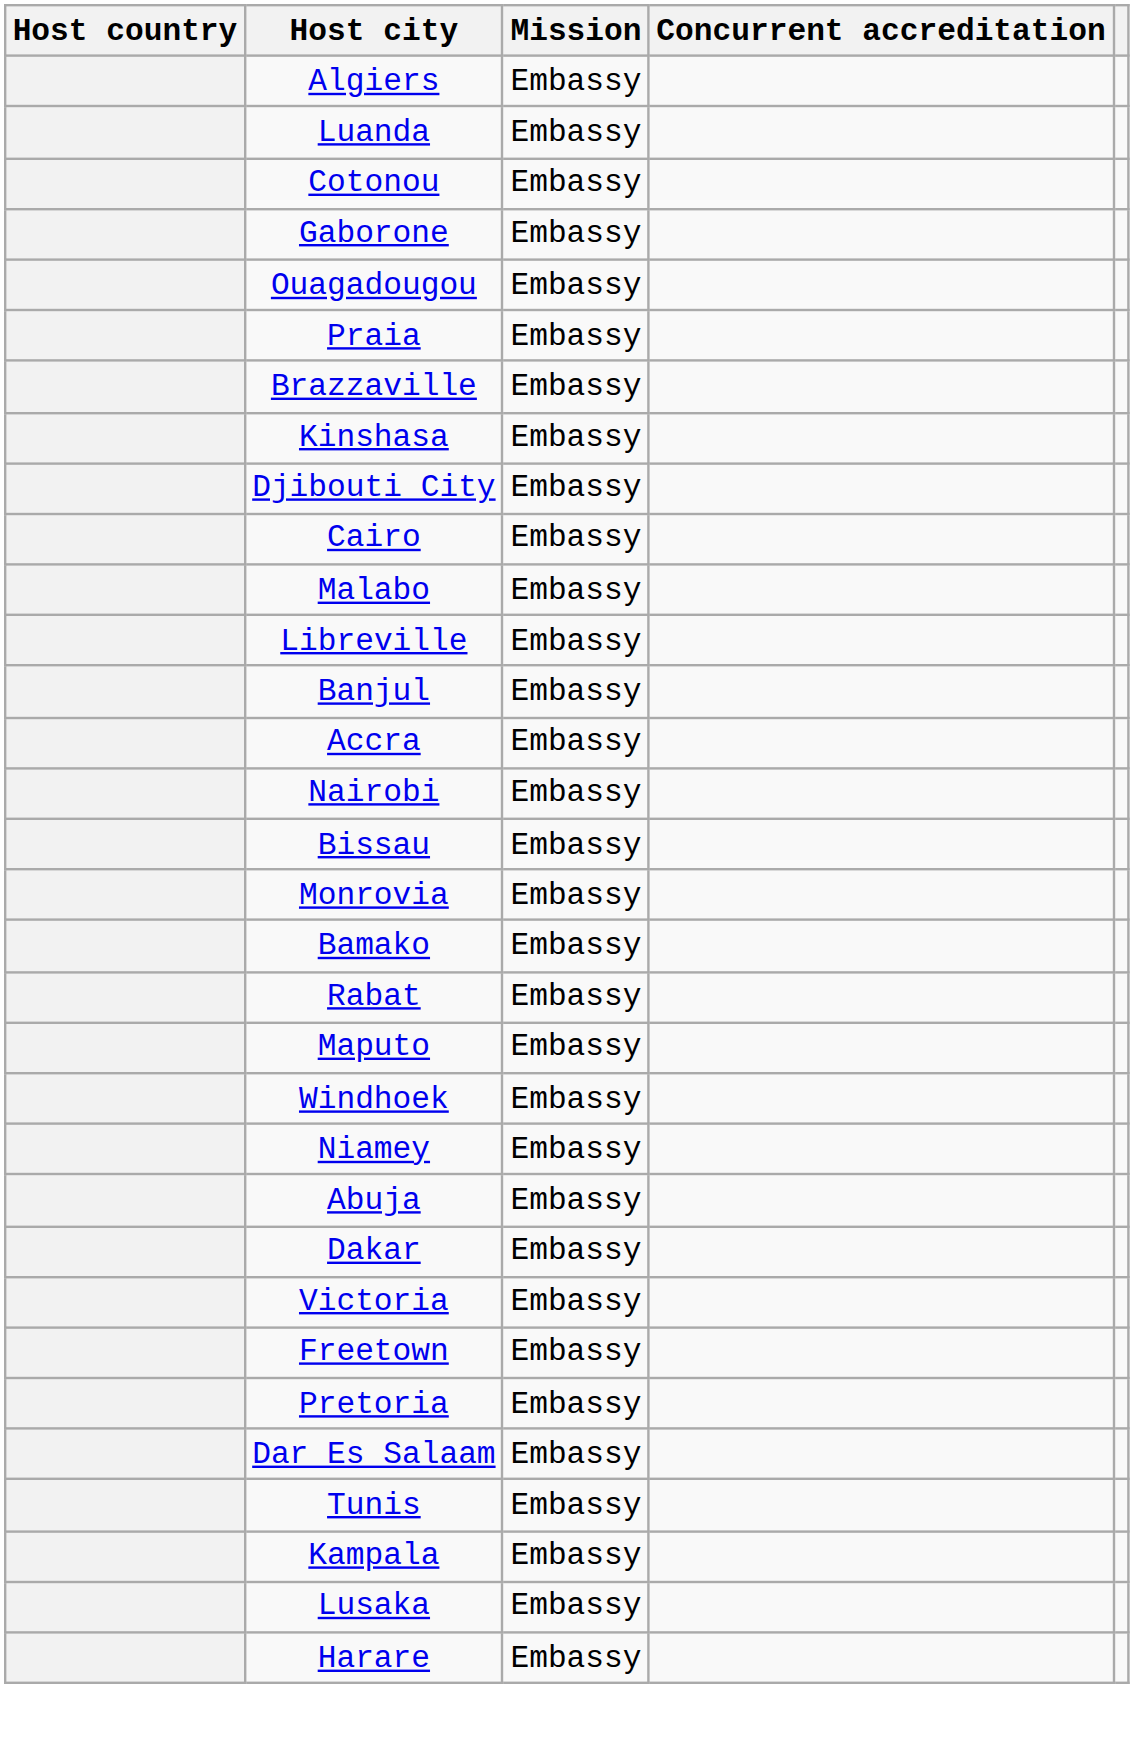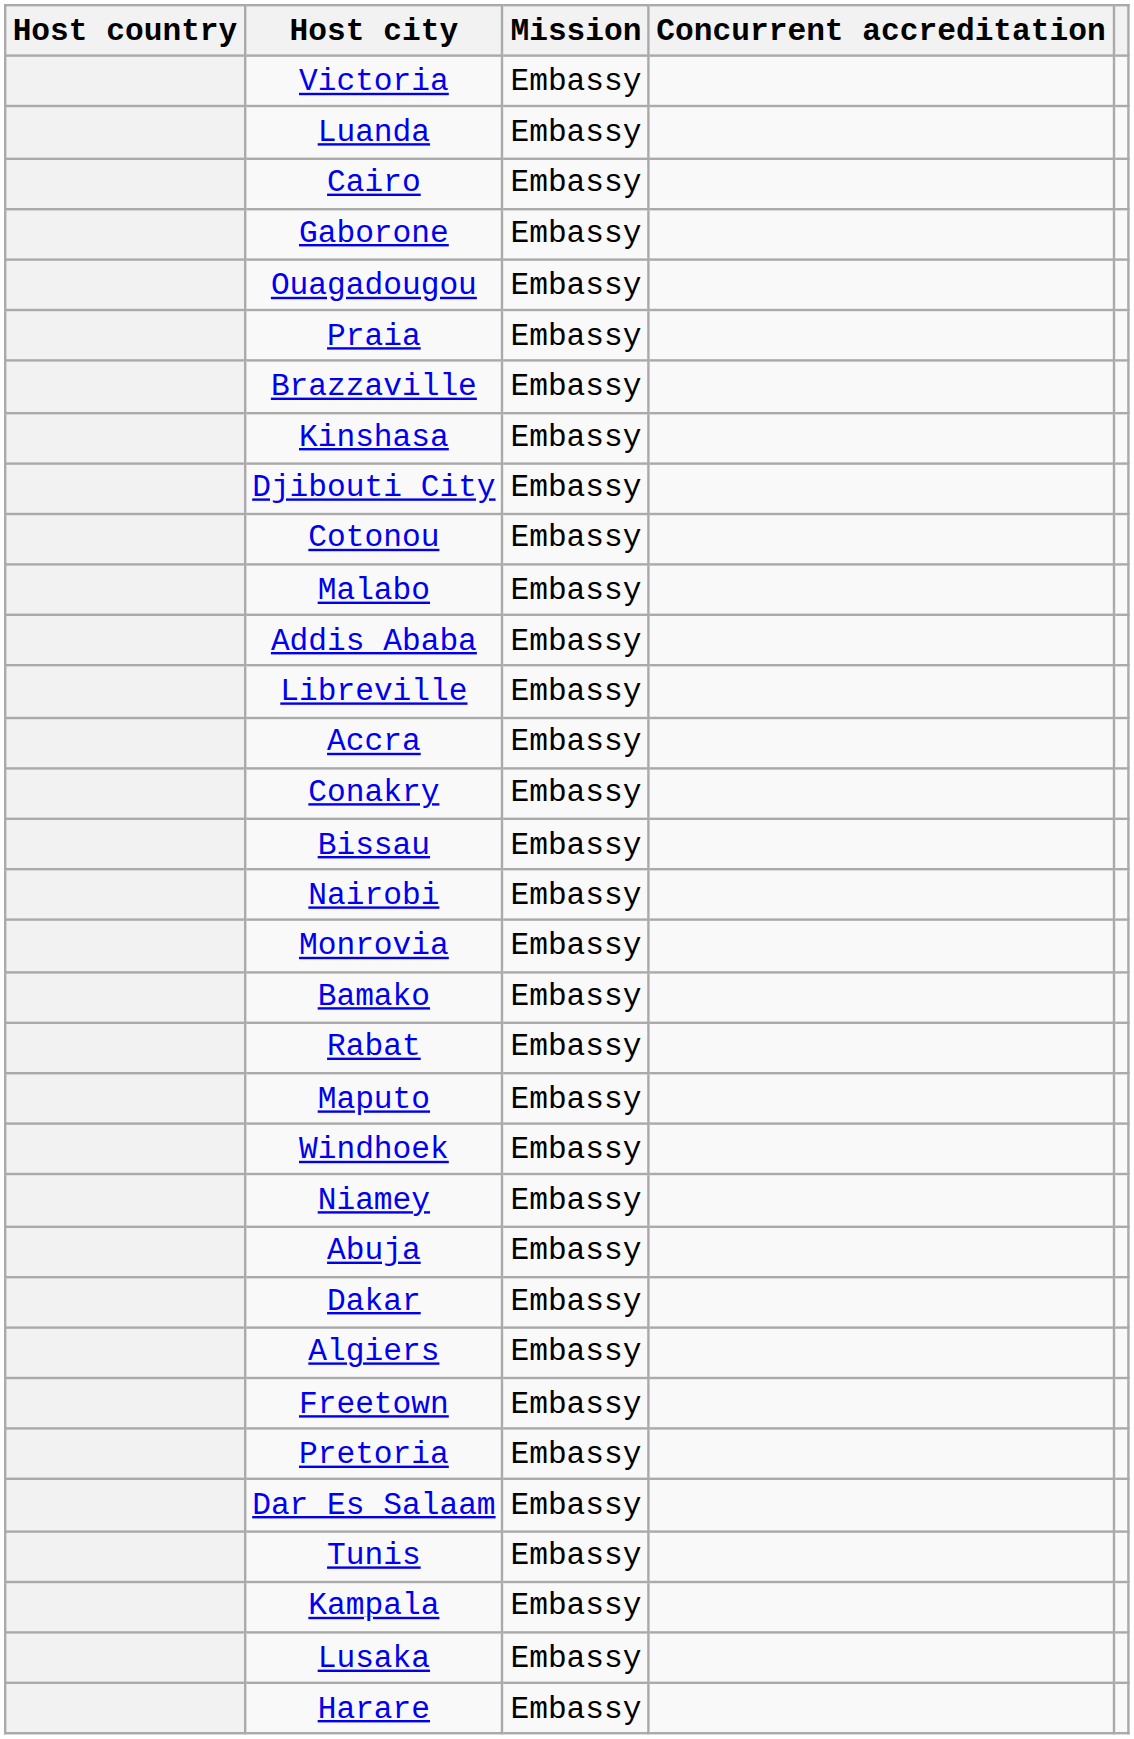rows swapped: (374, 81) <-> (374, 1302)
rows swapped: (374, 183) <-> (374, 539)
+ row: (374, 641)
- row: (374, 692)
+ row: (374, 793)
rows swapped: (374, 844) <-> (374, 793)
